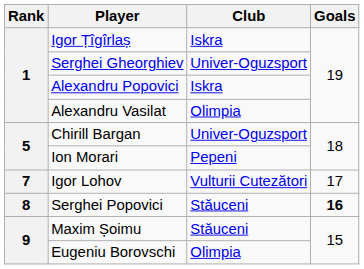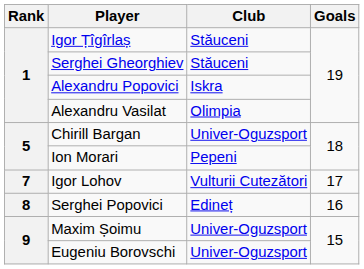(206, 39) Iskra -> (219, 39) Stăuceni
(249, 63) Univer-Oguzsport -> (219, 63) Stăuceni
(219, 205) Stăuceni -> (211, 205) Edineț
(335, 205) bold -> (335, 205) normal
(219, 228) Stăuceni -> (249, 228) Univer-Oguzsport
(216, 252) Olimpia -> (249, 252) Univer-Oguzsport
